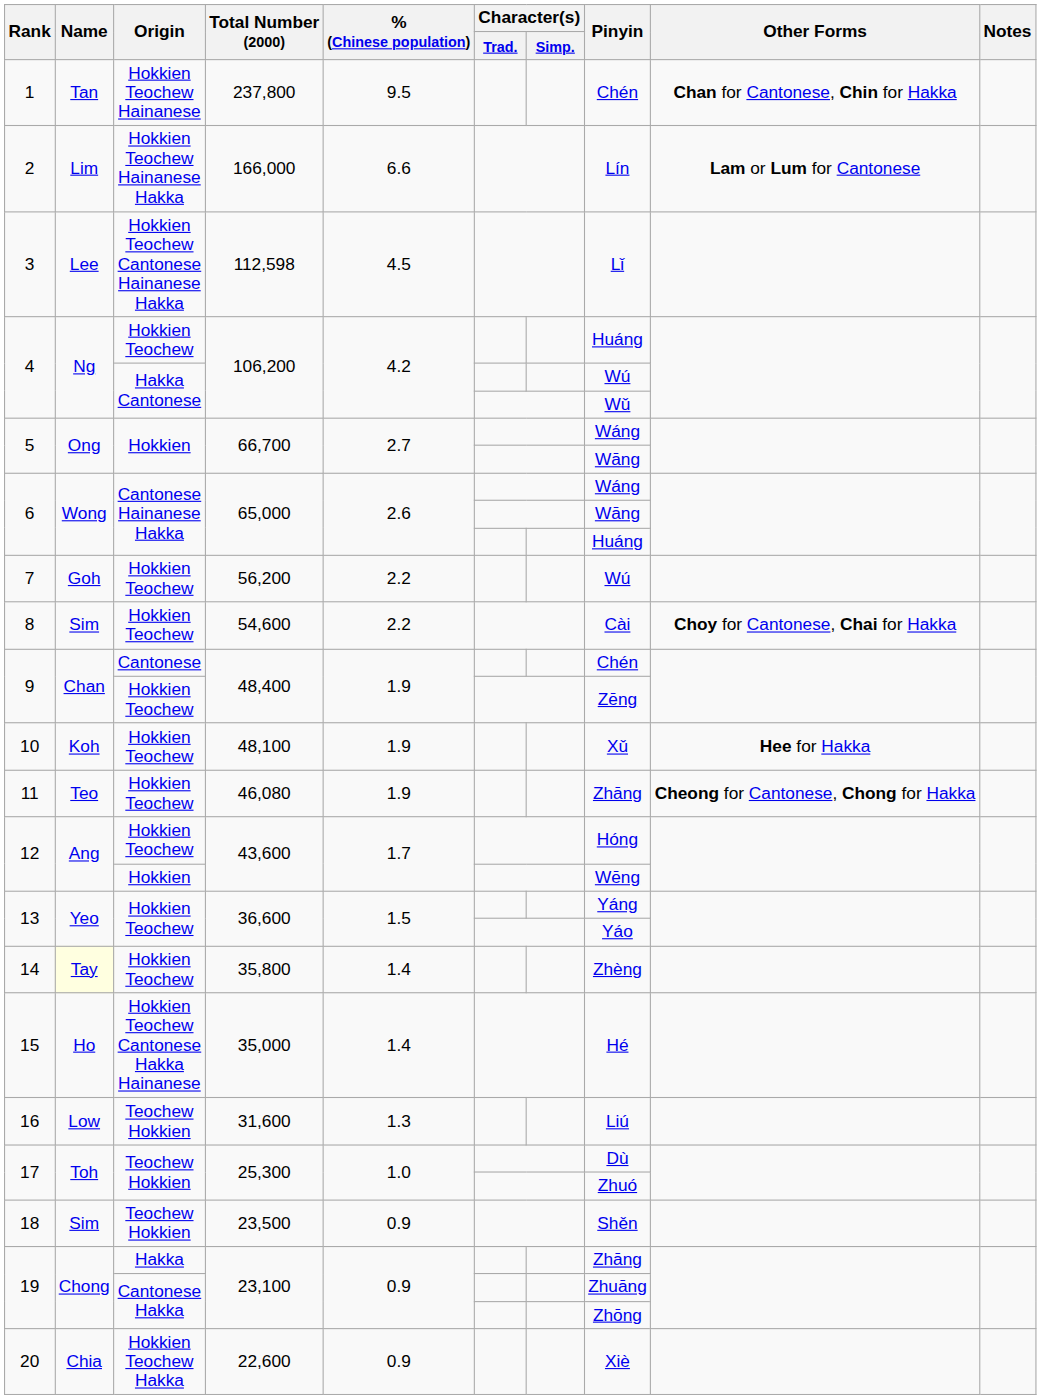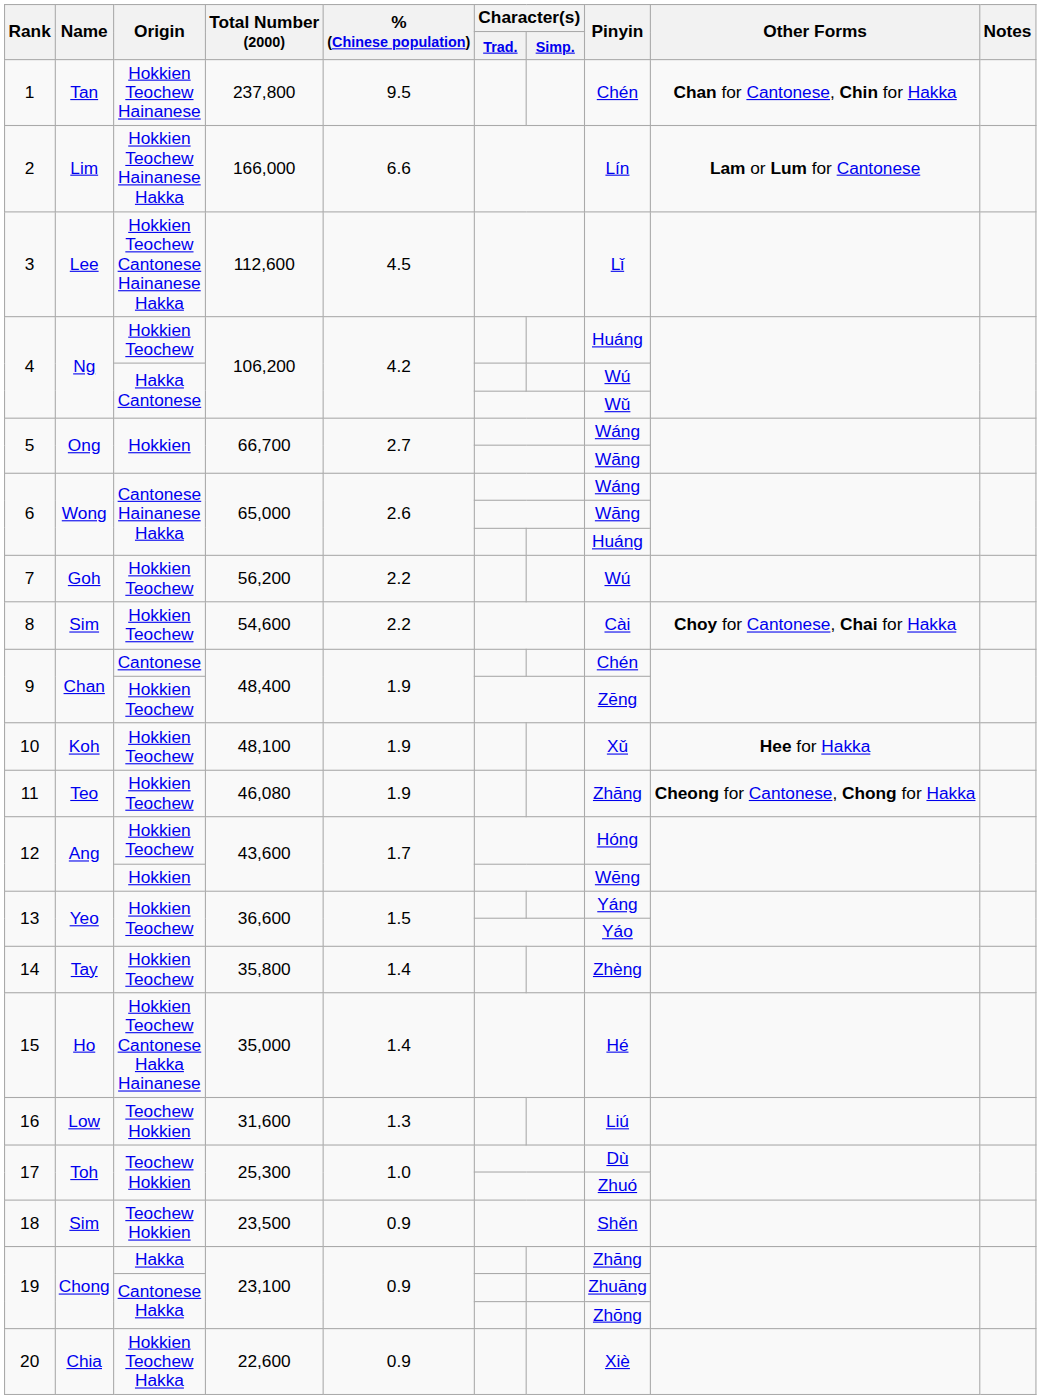(264, 263) 112,598 -> (264, 263) 112,600
(84, 969) lightyellow background -> (84, 969) no background
